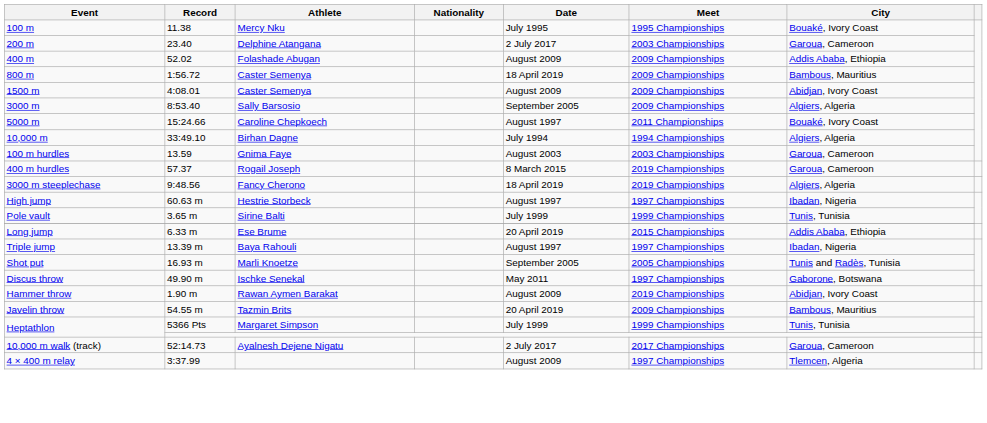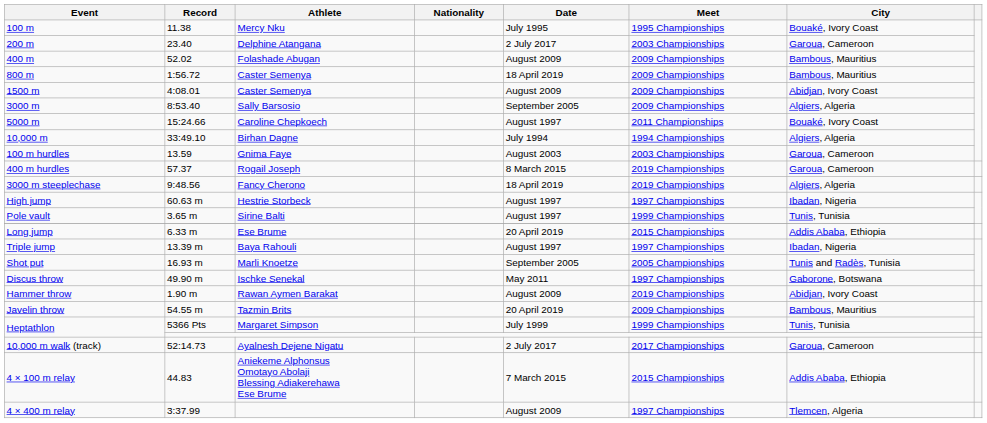(838, 59) Addis Ababa, Ethiopia -> (833, 59) Bambous, Mauritius
(527, 216) July 1999 -> (533, 216) August 1997
+ row: (41, 378)
